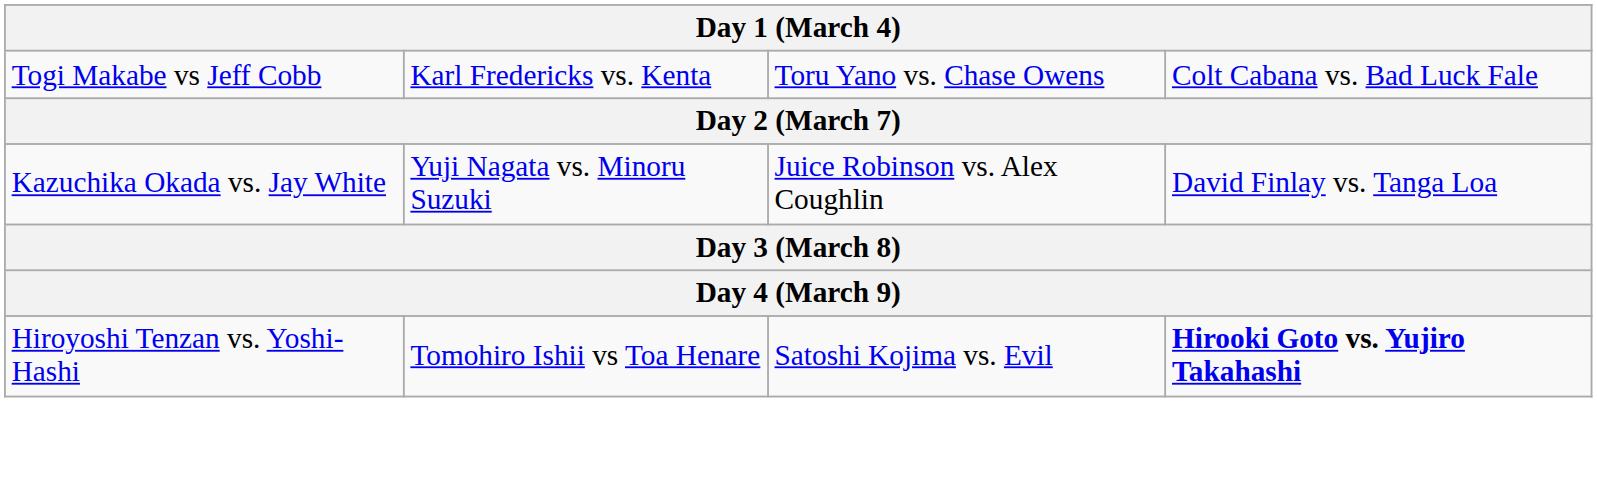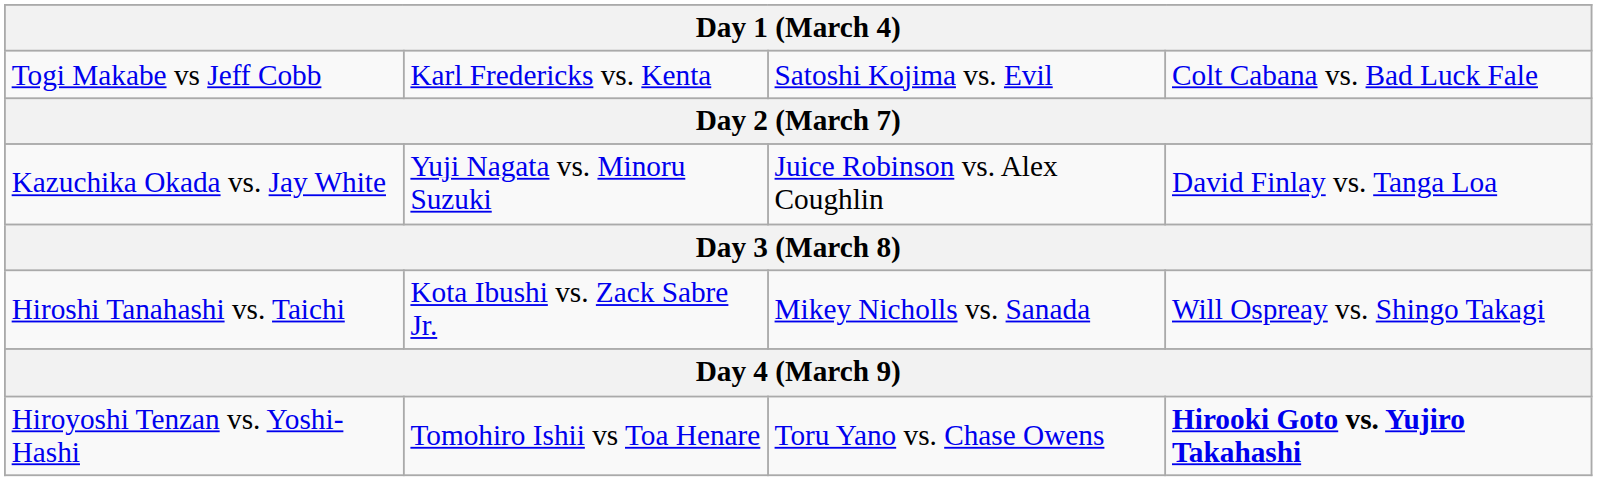(939, 74) Toru Yano vs. Chase Owens -> (914, 74) Satoshi Kojima vs. Evil
+ row: (178, 309)
(914, 355) Satoshi Kojima vs. Evil -> (939, 435) Toru Yano vs. Chase Owens
